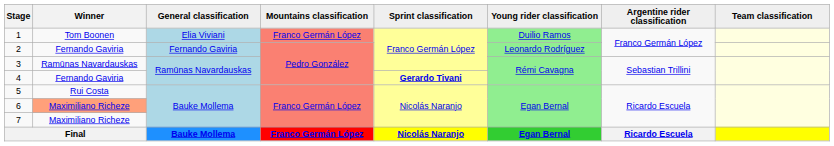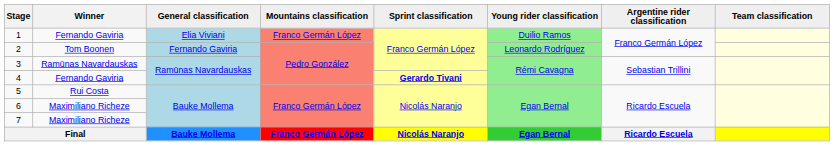(89, 36) Tom Boonen -> (89, 36) Fernando Gaviria
(89, 50) Fernando Gaviria -> (89, 50) Tom Boonen
(89, 106) lightsalmon background -> (89, 106) no background
